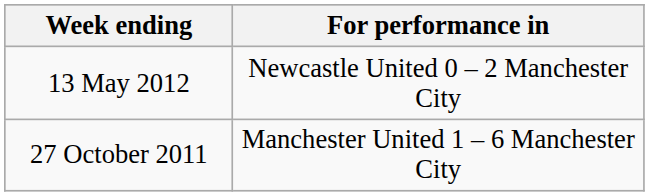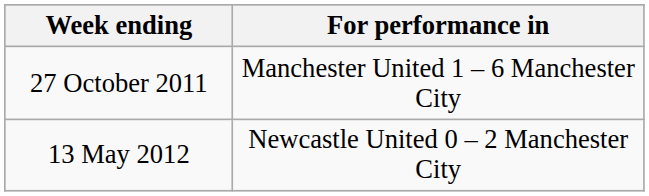rows swapped: (119, 154) <-> (119, 82)
